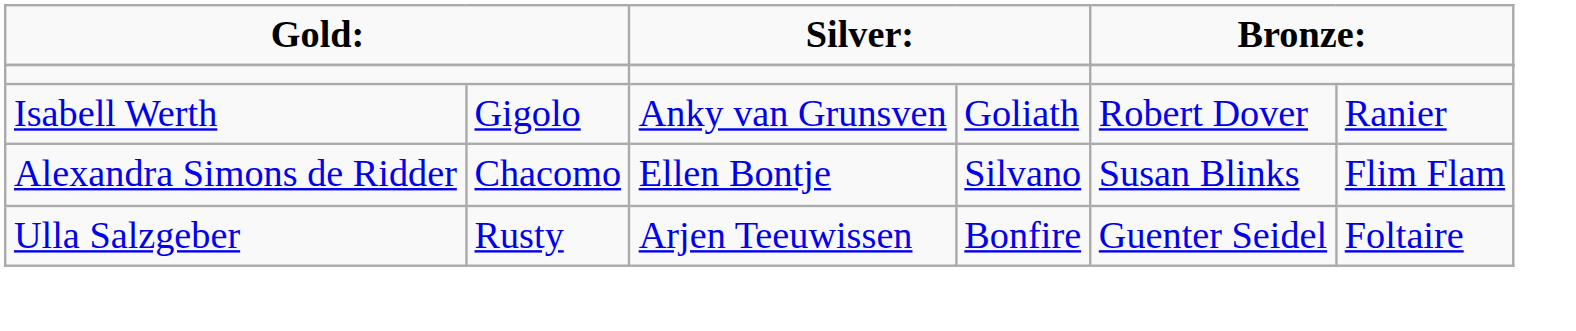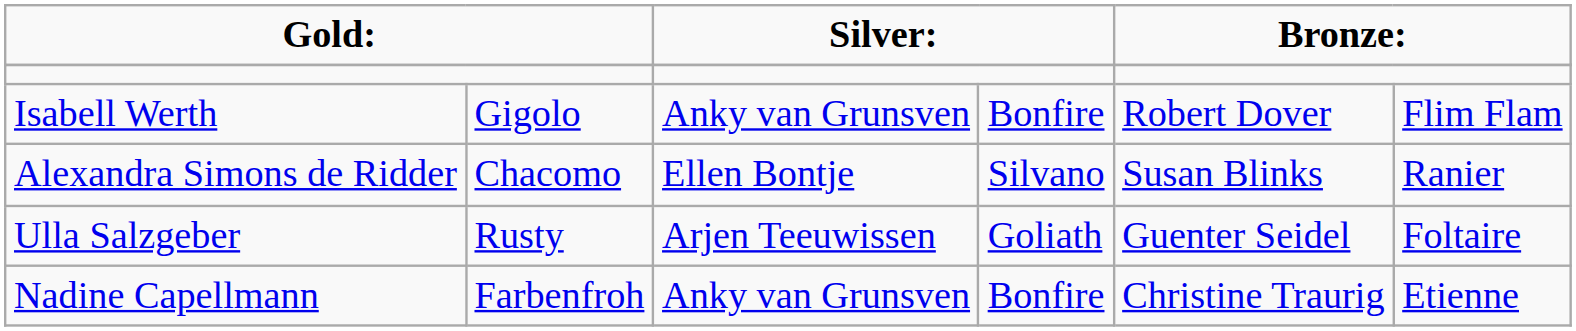(1022, 113) Goliath -> (1046, 113) Bonfire
(1396, 113) Ranier -> (1482, 113) Flim Flam
(1425, 173) Flim Flam -> (1453, 173) Ranier
(1023, 234) Bonfire -> (1045, 234) Goliath
+ row: (166, 295)
